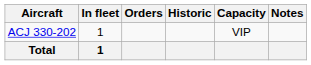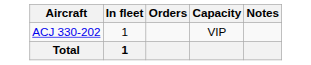- column: (190, 13)
